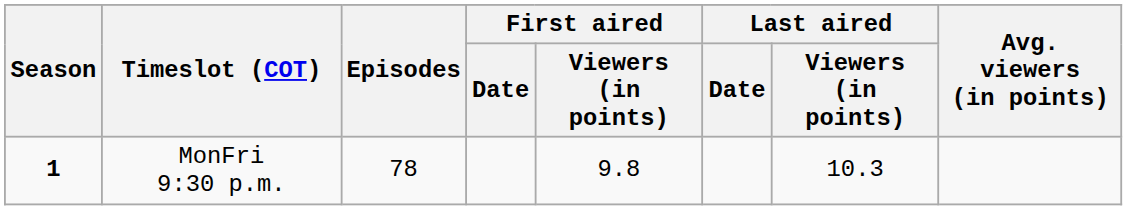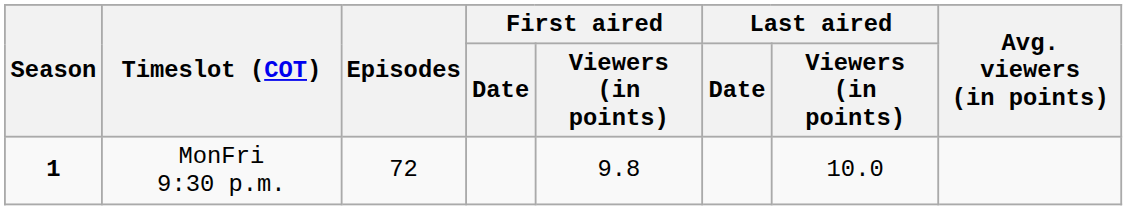(404, 170) 78 -> (404, 170) 72
(855, 170) 10.3 -> (855, 170) 10.0
